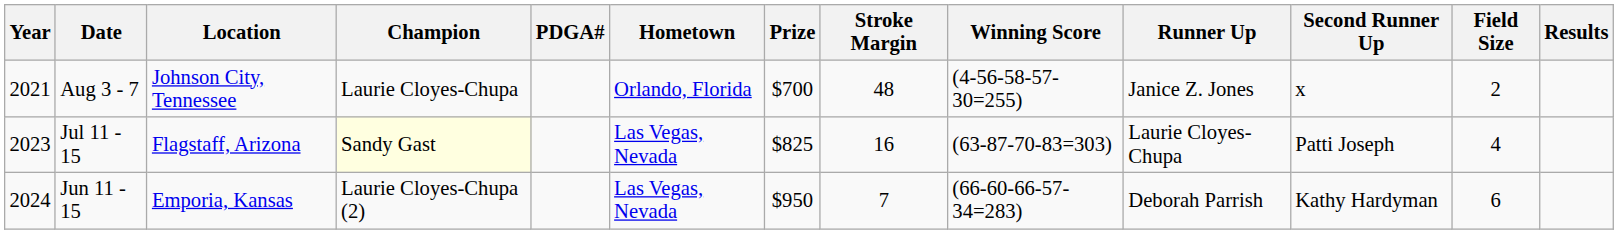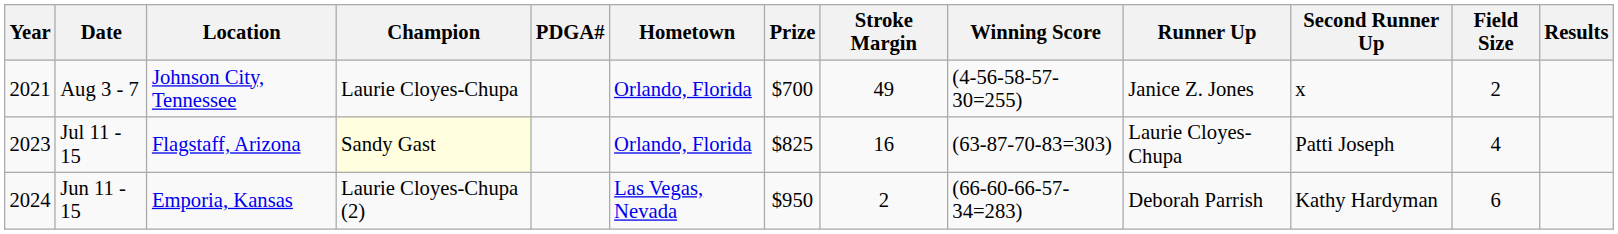(884, 88) 48 -> (884, 88) 49
(659, 144) Las Vegas, Nevada -> (683, 144) Orlando, Florida
(884, 200) 7 -> (884, 200) 2
